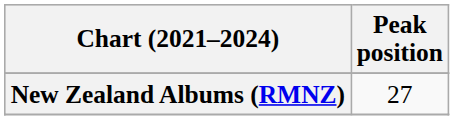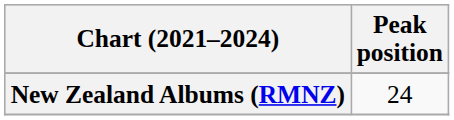(400, 93) 27 -> (400, 93) 24
